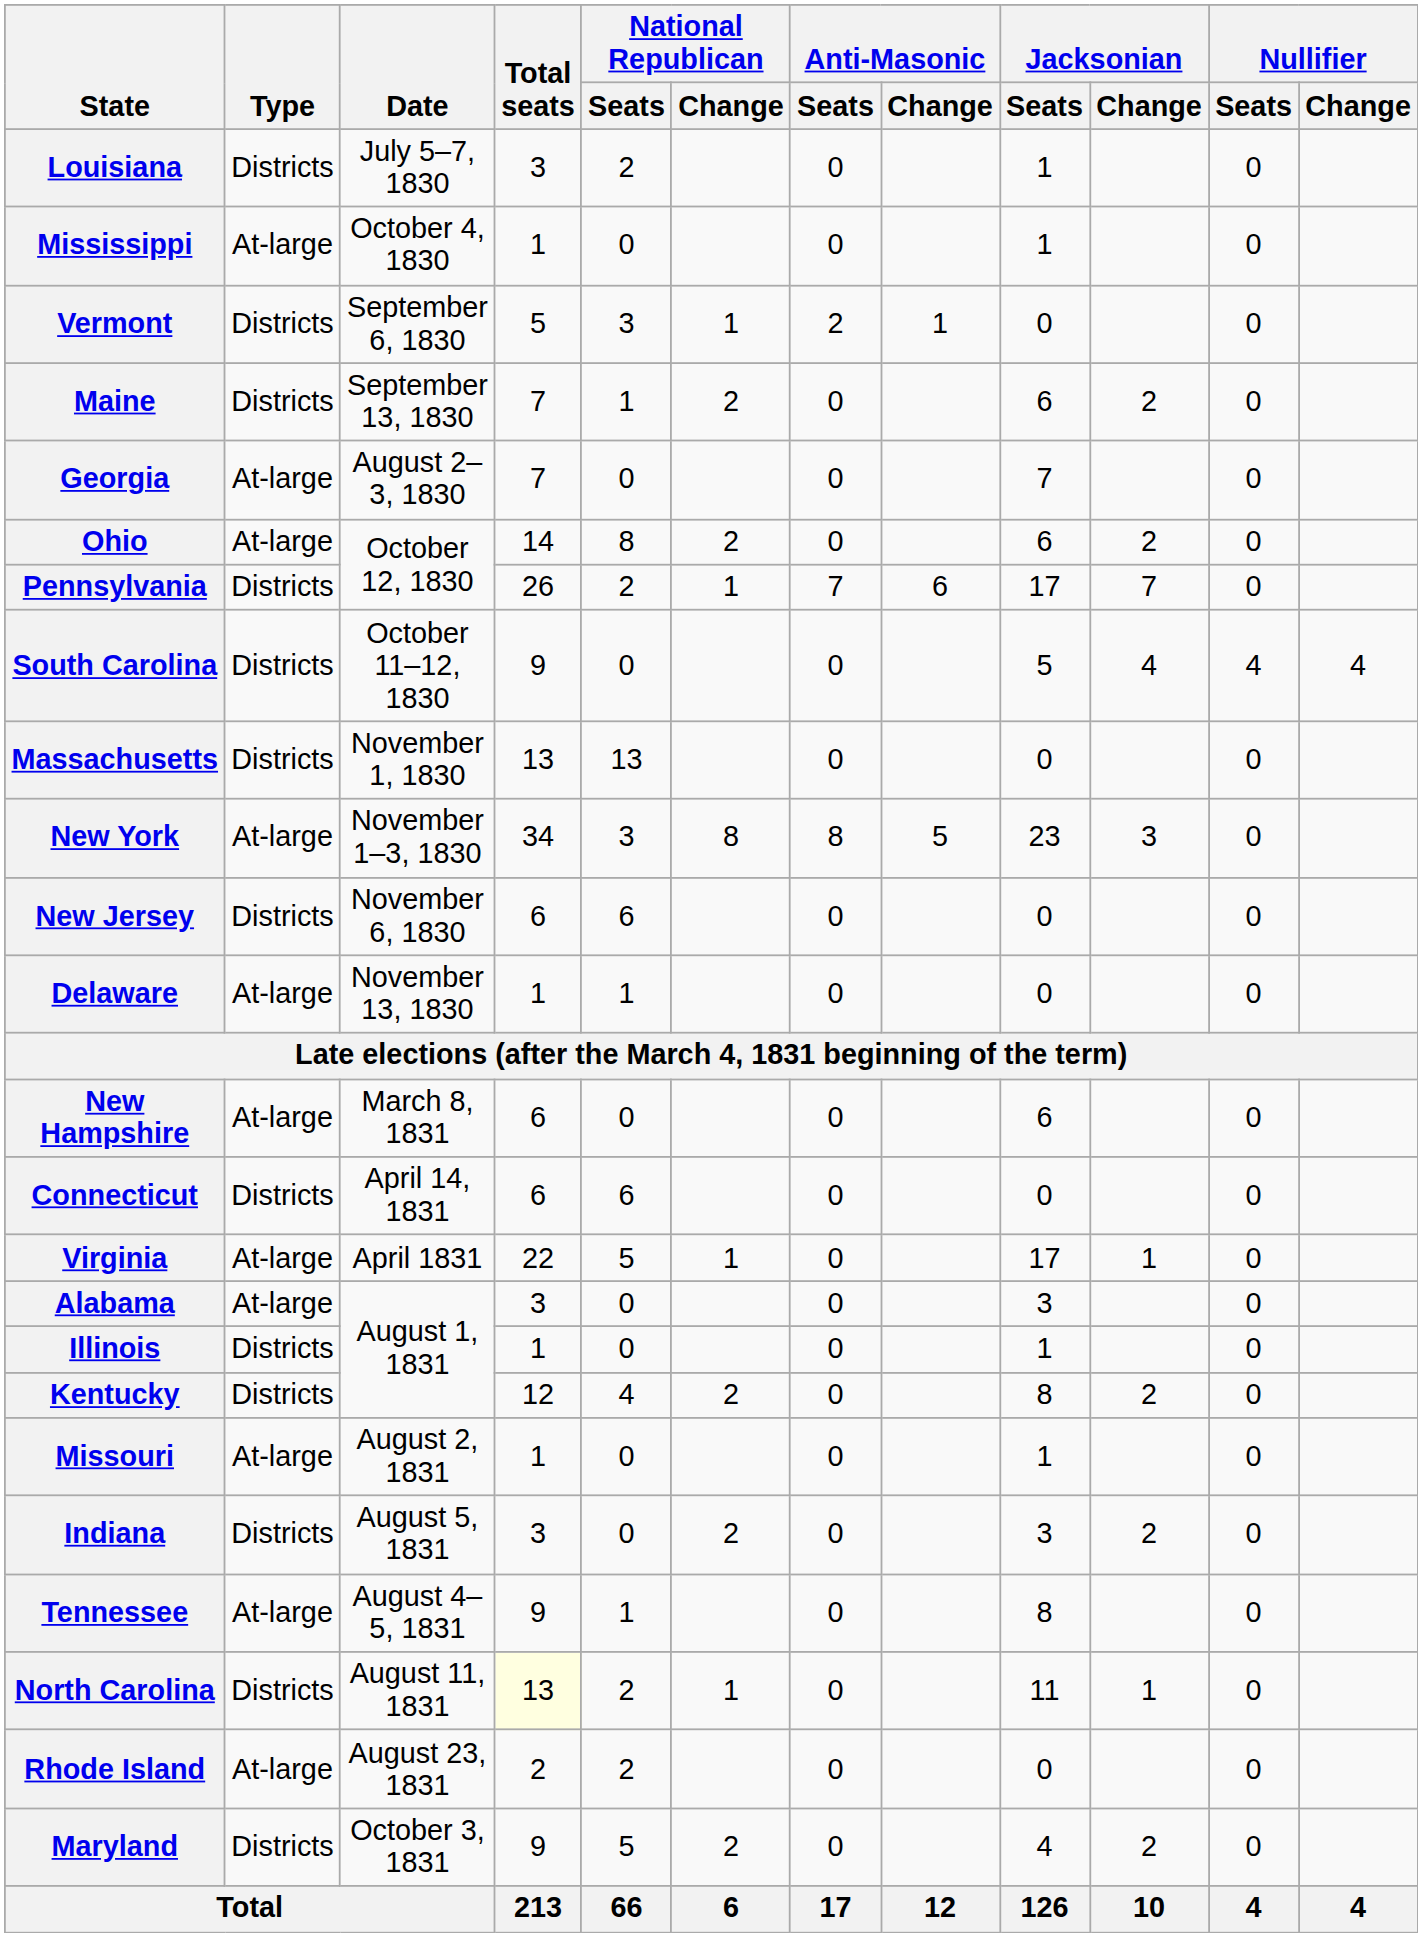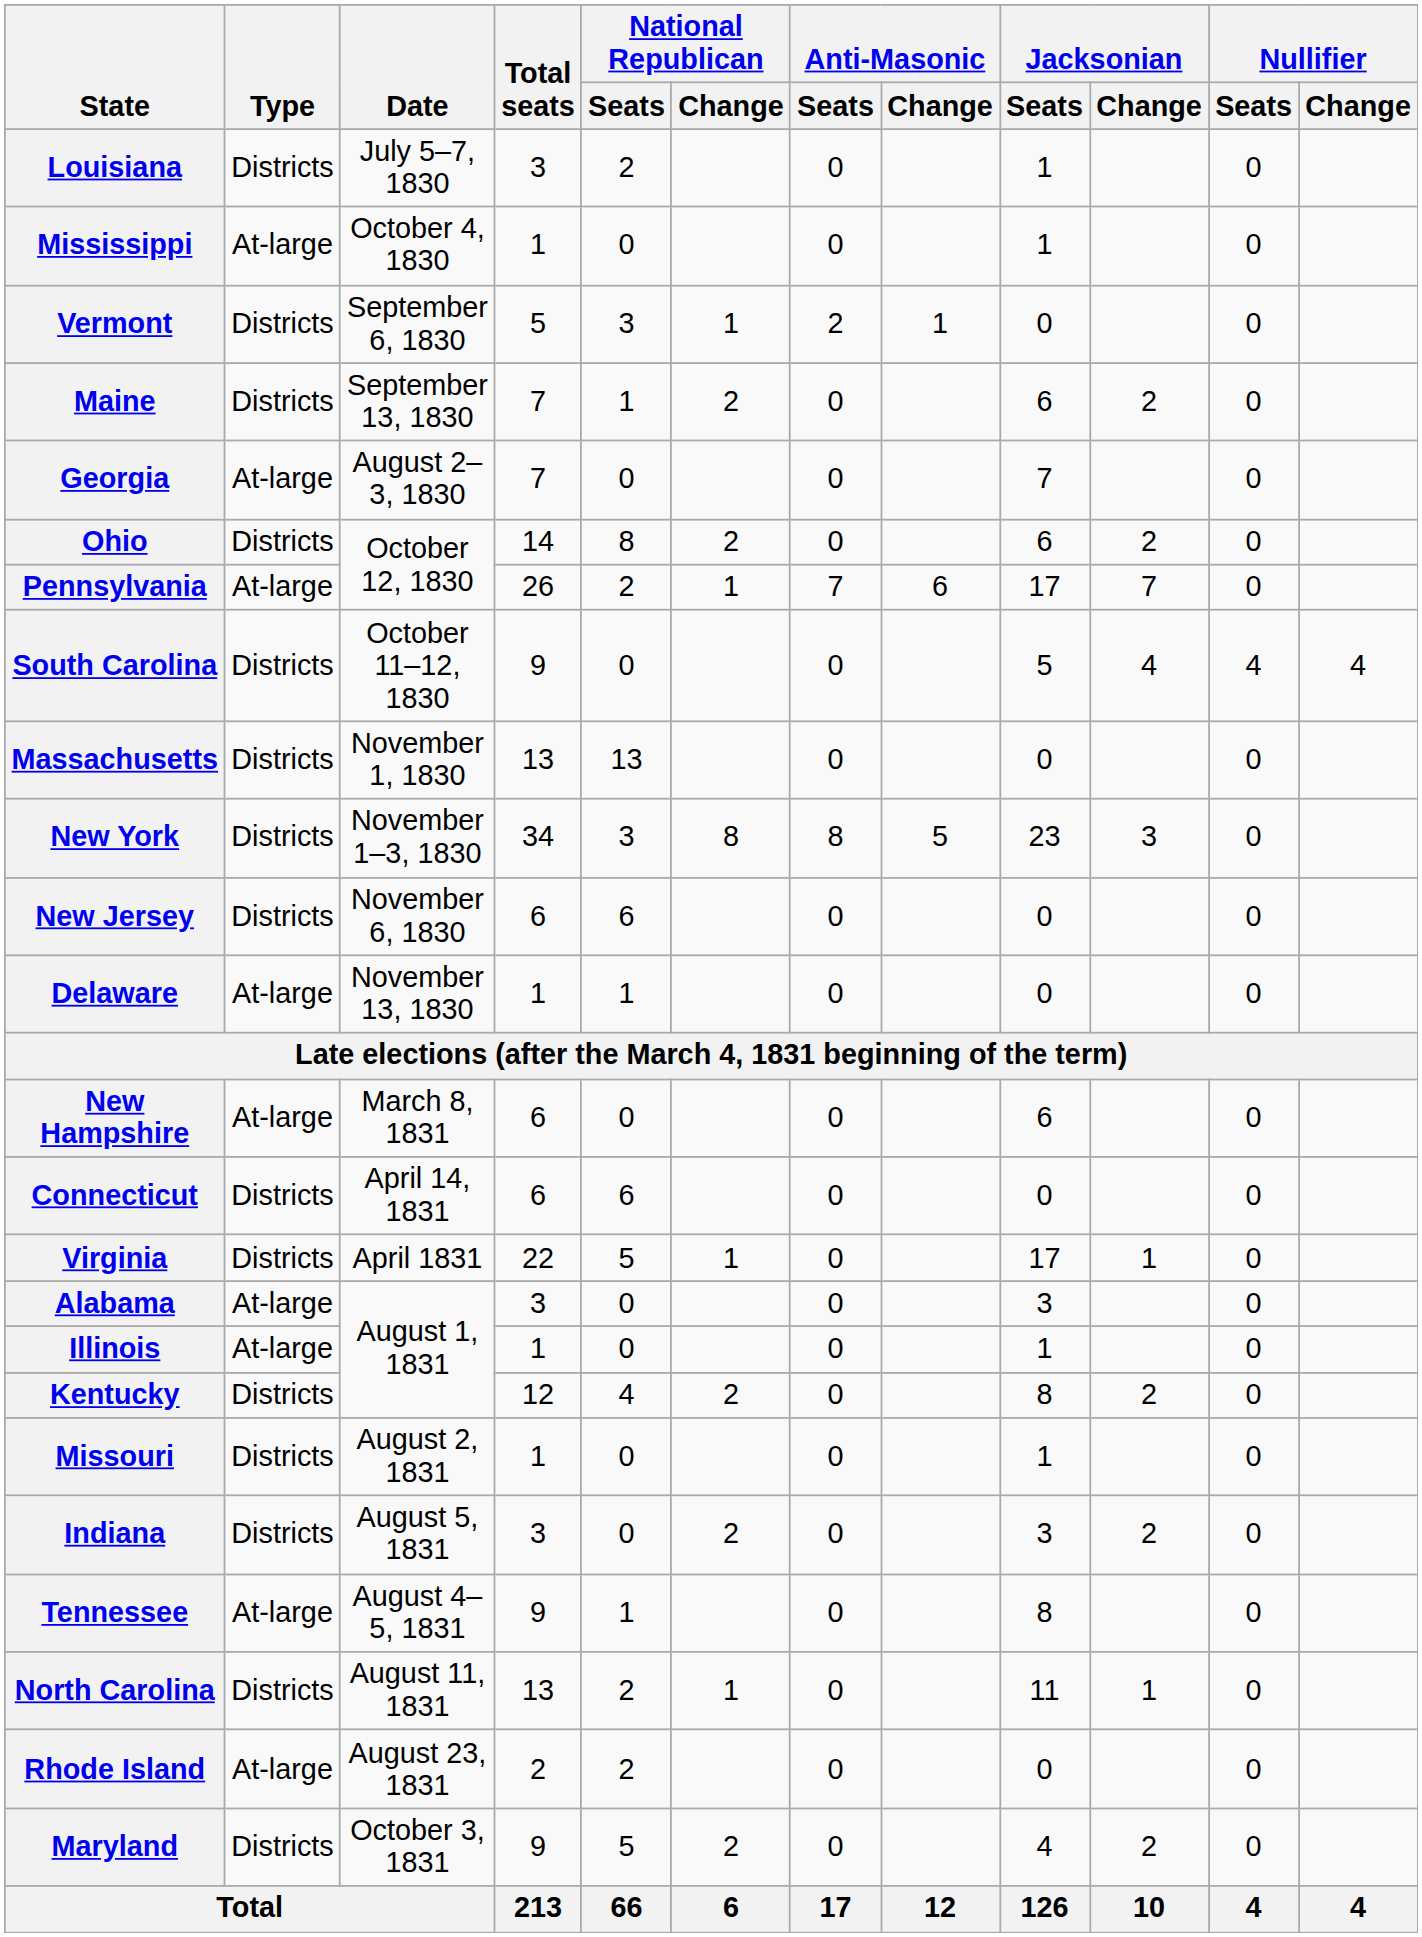(282, 541) At-large -> (283, 541) Districts
(283, 587) Districts -> (282, 587) At-large
(282, 837) At-large -> (283, 837) Districts
(282, 1257) At-large -> (283, 1257) Districts
(283, 1348) Districts -> (282, 1348) At-large
(282, 1456) At-large -> (283, 1456) Districts
(538, 1690) lightyellow background -> (538, 1690) no background
